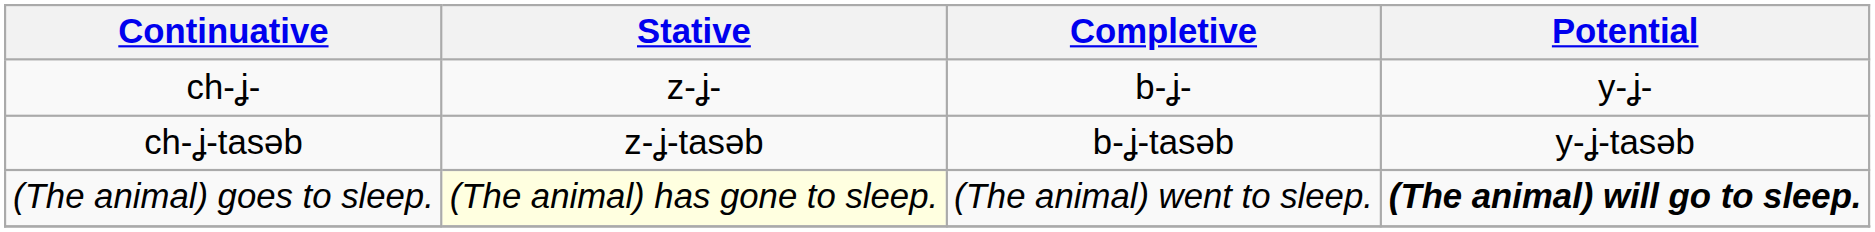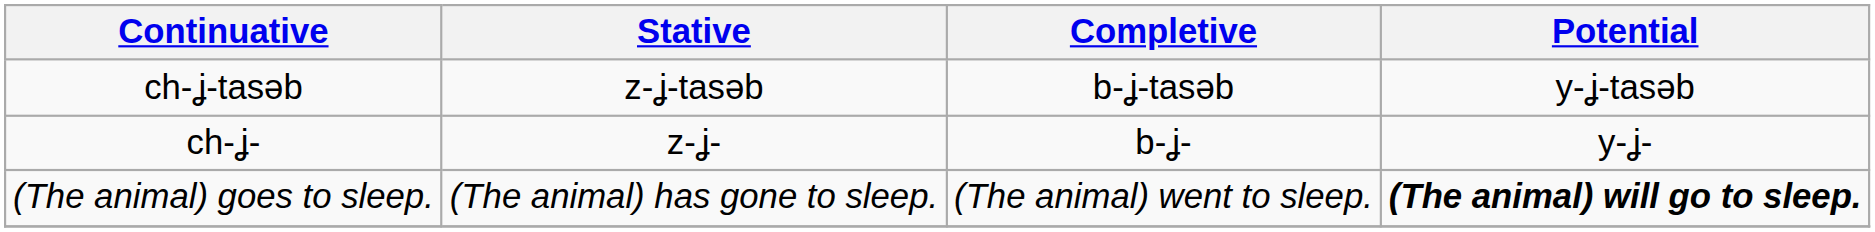rows swapped: (223, 87) <-> (223, 142)
(694, 197) lightyellow background -> (694, 197) no background
